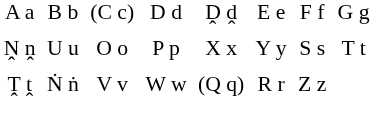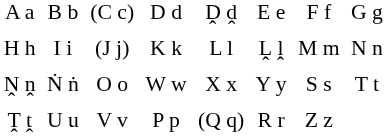+ row: (20, 48)
(63, 48) U u -> (63, 84) Ṅ ṅ
(166, 48) P p -> (166, 84) W w
(63, 84) Ṅ ṅ -> (63, 120) U u
(166, 84) W w -> (166, 120) P p
